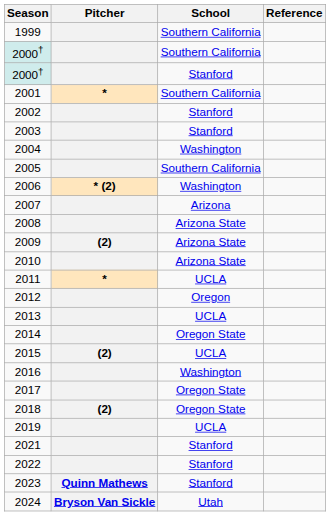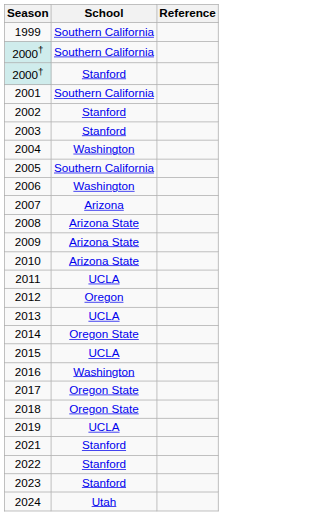- column: (105, 13)
